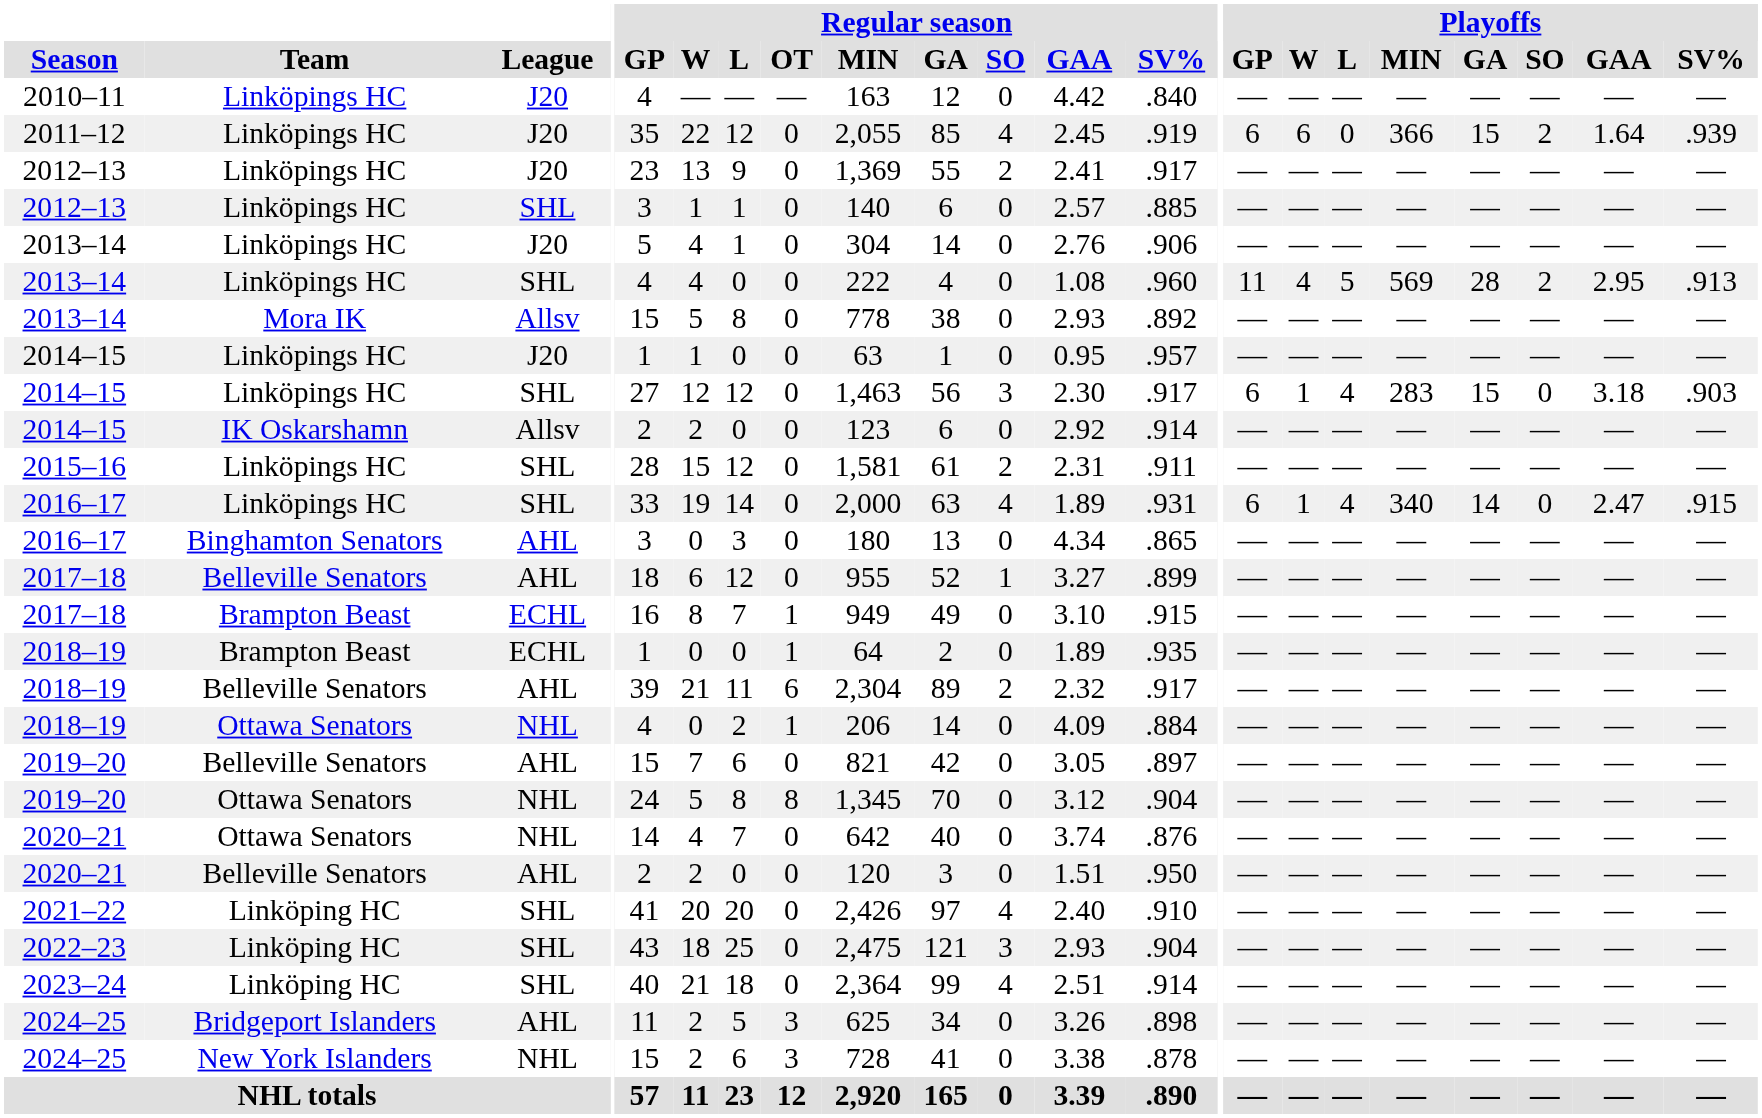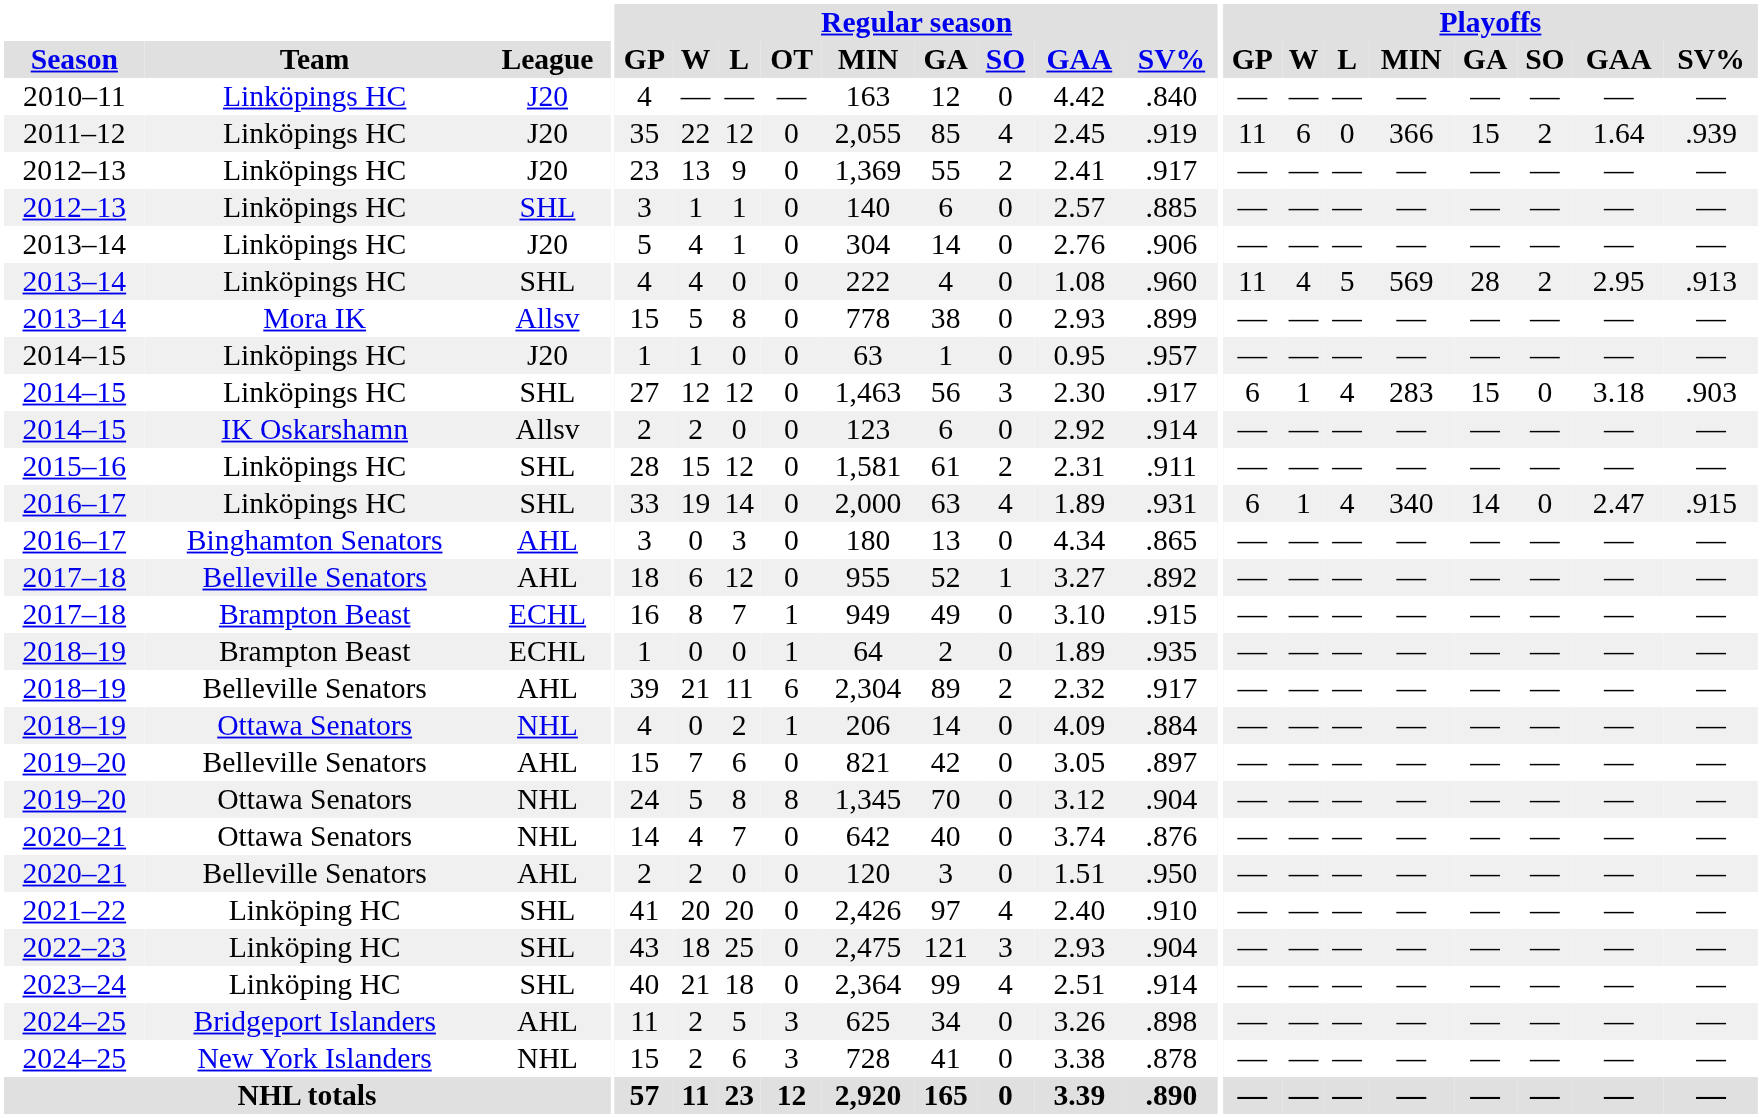(1252, 133) 6 -> (1252, 133) 11
(1171, 318) .892 -> (1171, 318) .899
(1171, 577) .899 -> (1171, 577) .892
